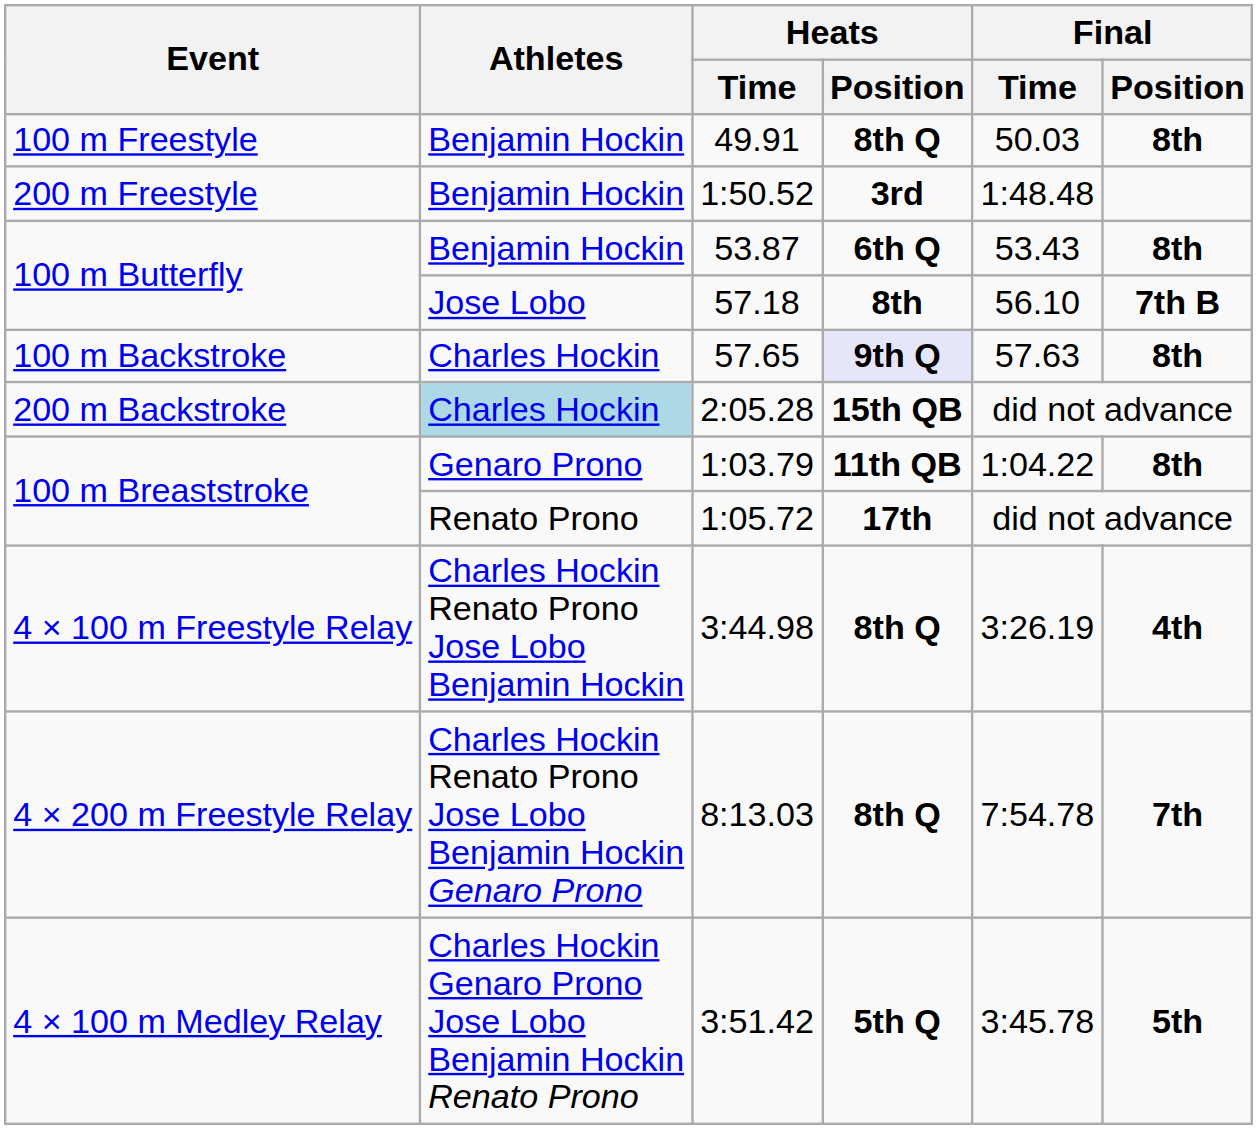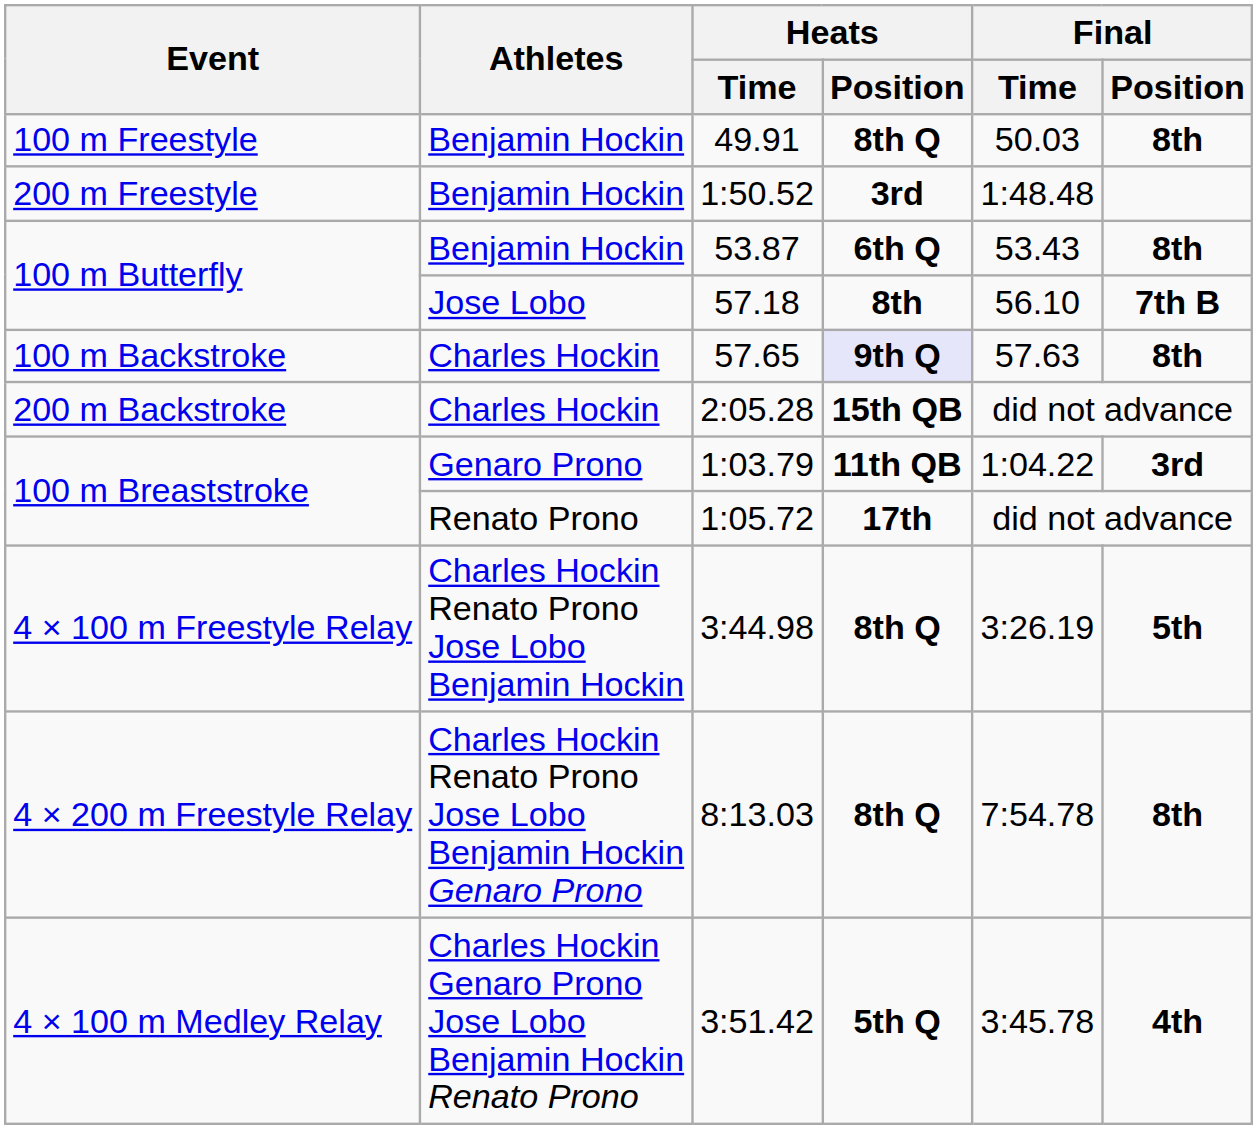(544, 410) lightblue background -> (544, 410) no background
(1178, 464) 8th -> (1178, 464) 3rd
(1178, 629) 4th -> (1178, 629) 5th
(1178, 815) 7th -> (1178, 815) 8th
(1178, 1021) 5th -> (1178, 1021) 4th
